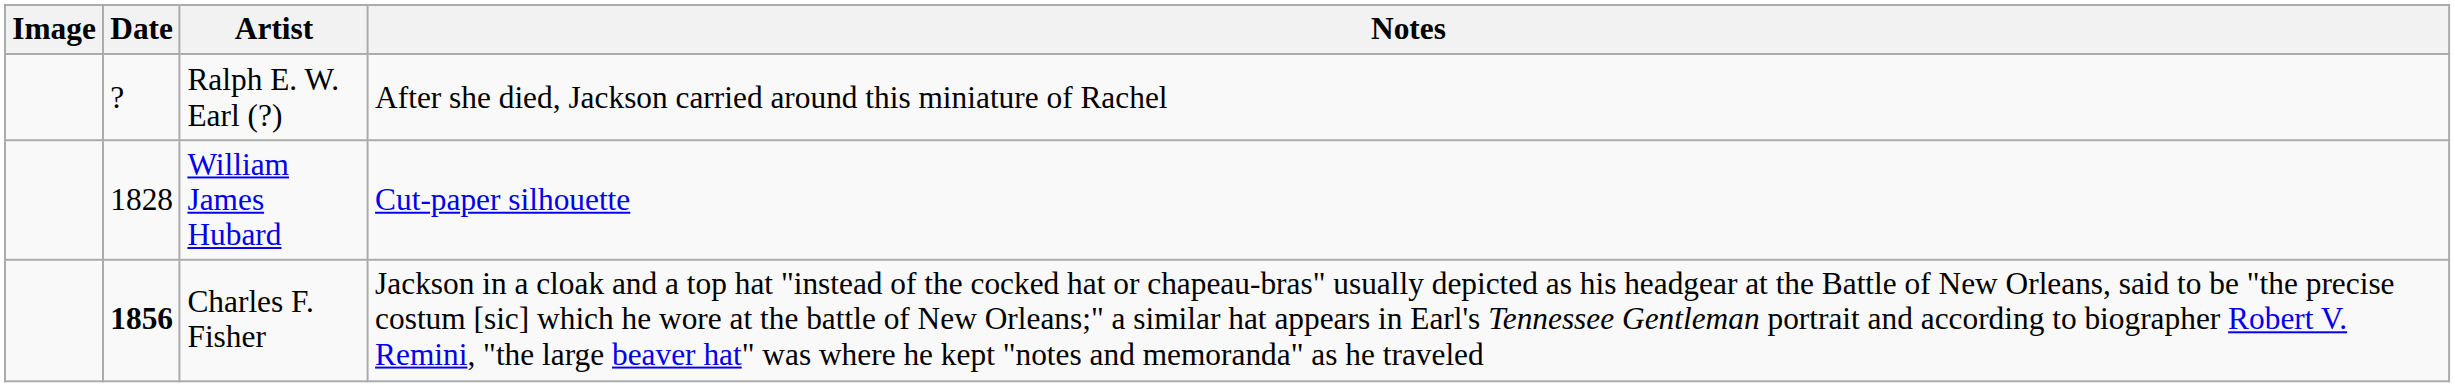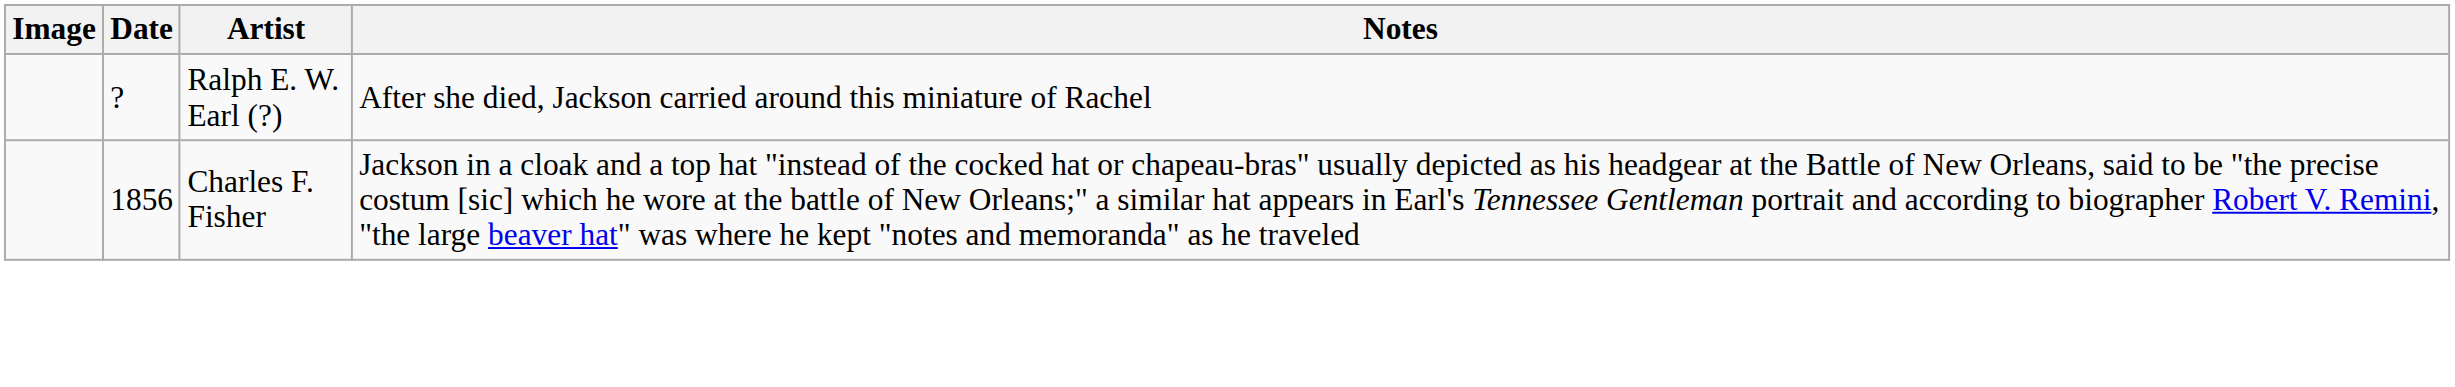- row: (238, 199)
(142, 319) bold -> (142, 199) normal
